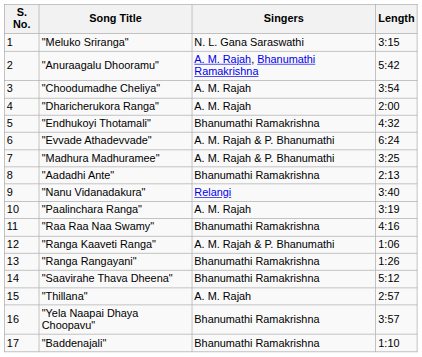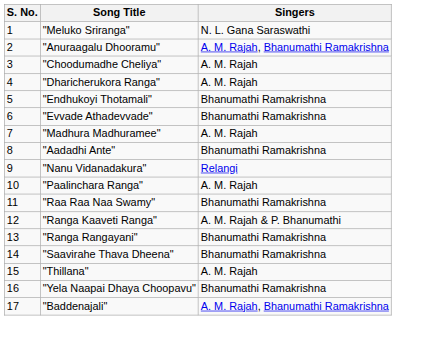- column: (396, 19)
(264, 141) A. M. Rajah & P. Bhanumathi -> (263, 116) Bhanumathi Ramakrishna
(264, 158) A. M. Rajah & P. Bhanumathi -> (229, 133) A. M. Rajah
(257, 343) Bhanumathi Ramakrishna -> (295, 306) A. M. Rajah, Bhanumathi Ramakrishna
